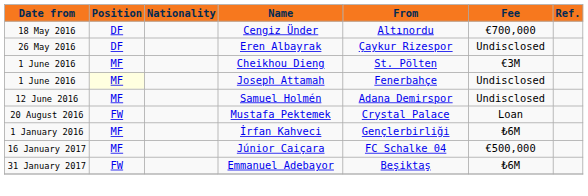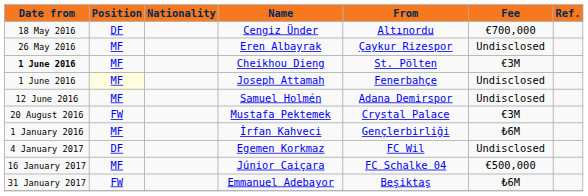(117, 47) DF -> (117, 47) MF
(47, 65) normal -> (47, 64) bold
(511, 115) Loan -> (511, 115) €3M
+ row: (281, 148)
